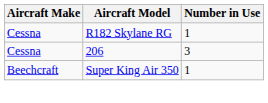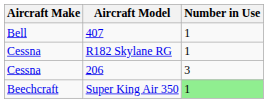+ row: (95, 32)
(187, 70) no background -> (187, 88) lightgreen background
